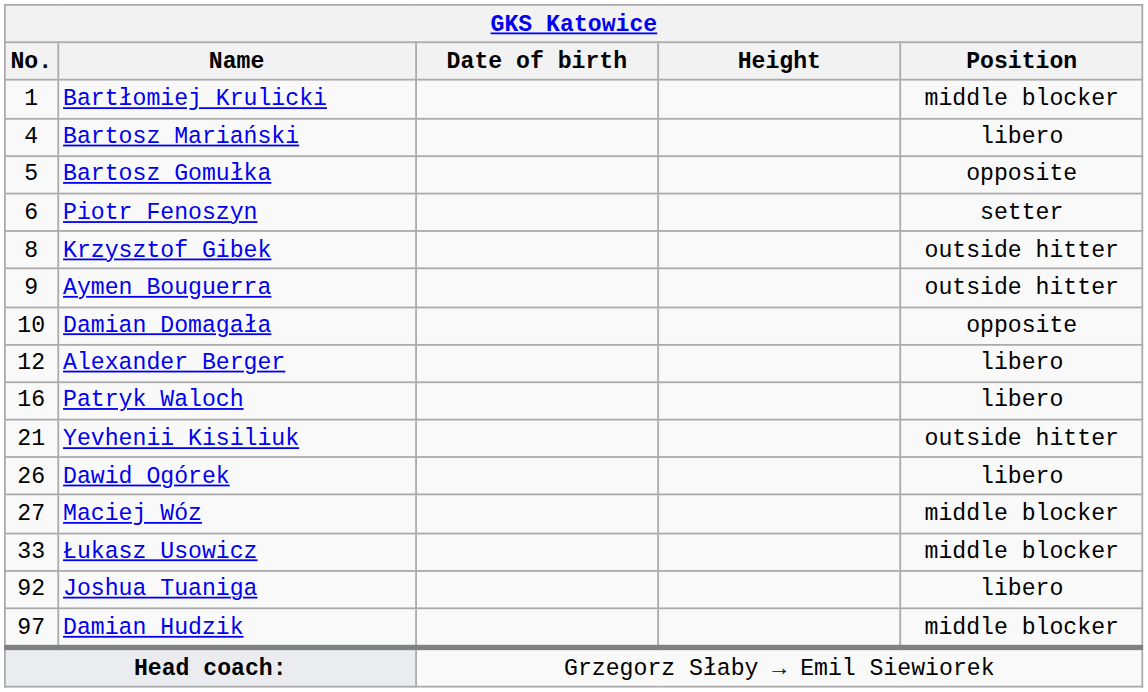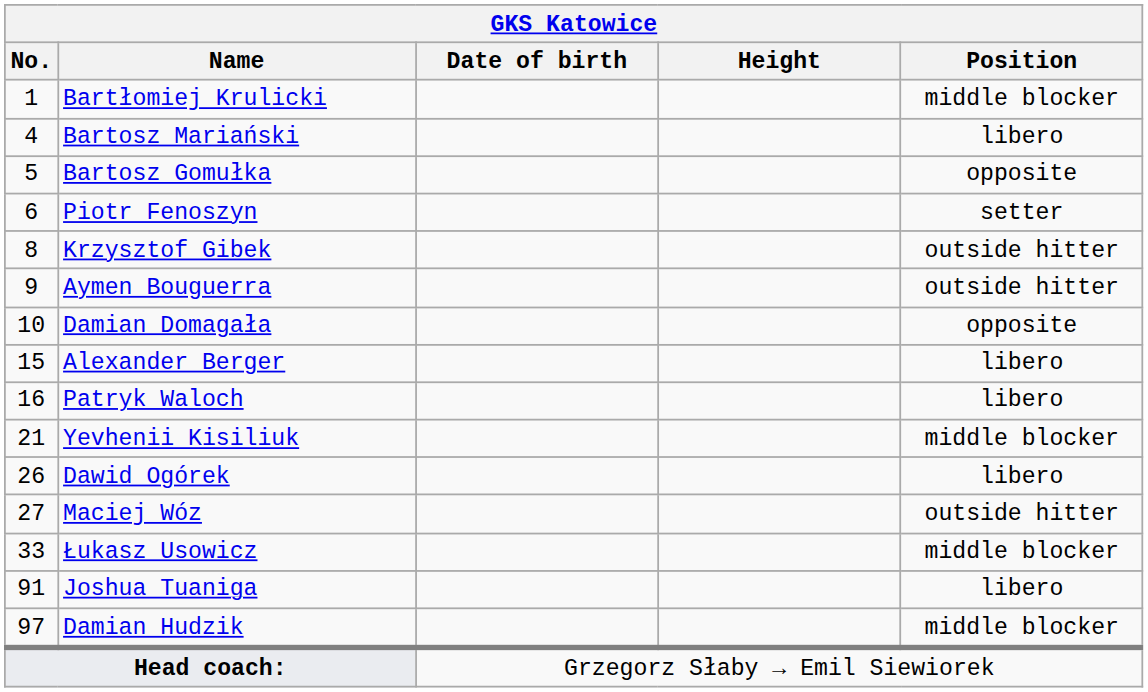(31, 363) 12 -> (31, 363) 15
(1022, 439) outside hitter -> (1022, 439) middle blocker
(1022, 514) middle blocker -> (1022, 514) outside hitter
(31, 589) 92 -> (31, 589) 91
